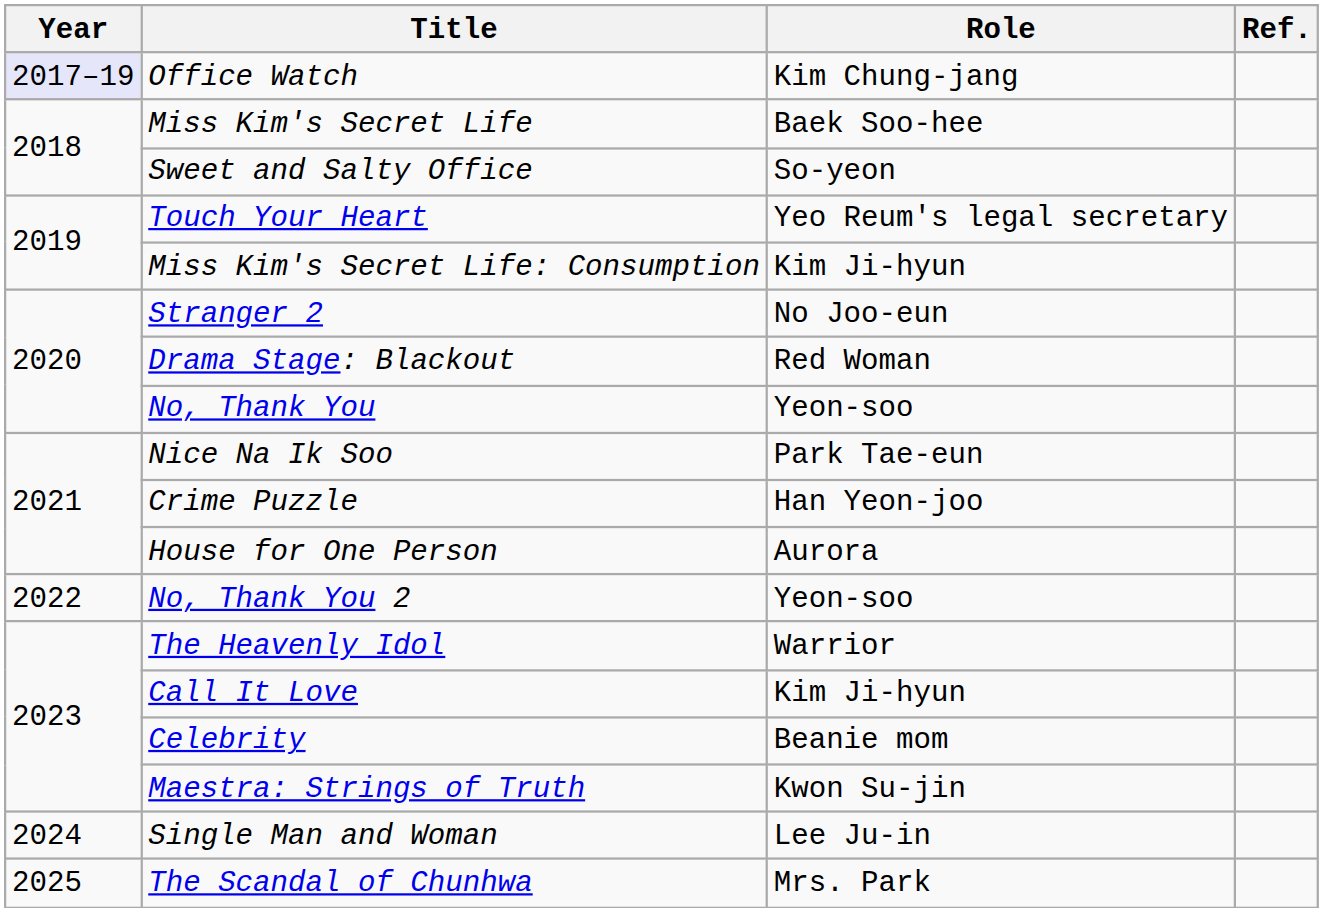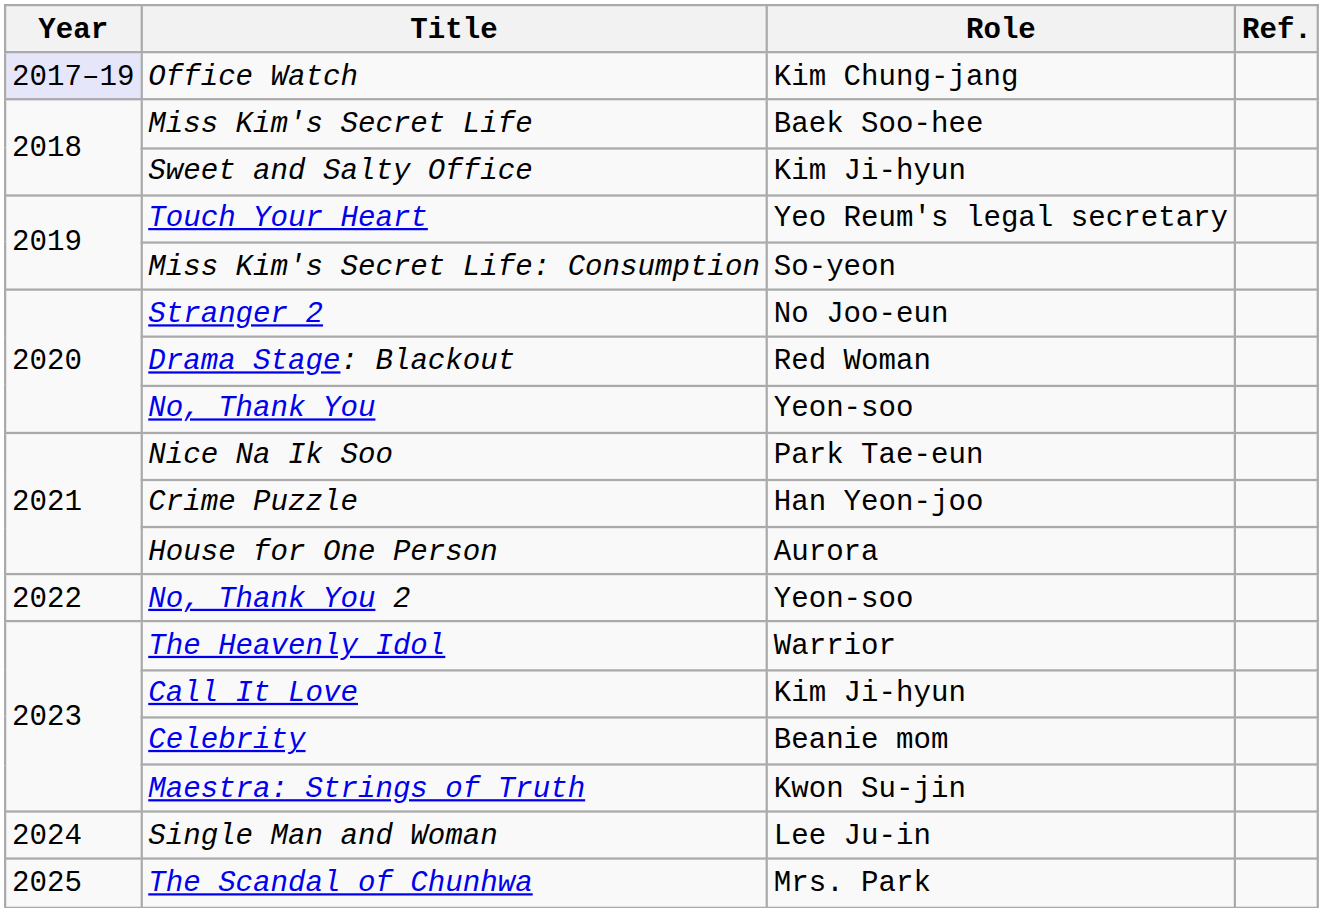(835, 171) So-yeon -> (870, 171) Kim Ji-hyun
(870, 266) Kim Ji-hyun -> (835, 266) So-yeon
